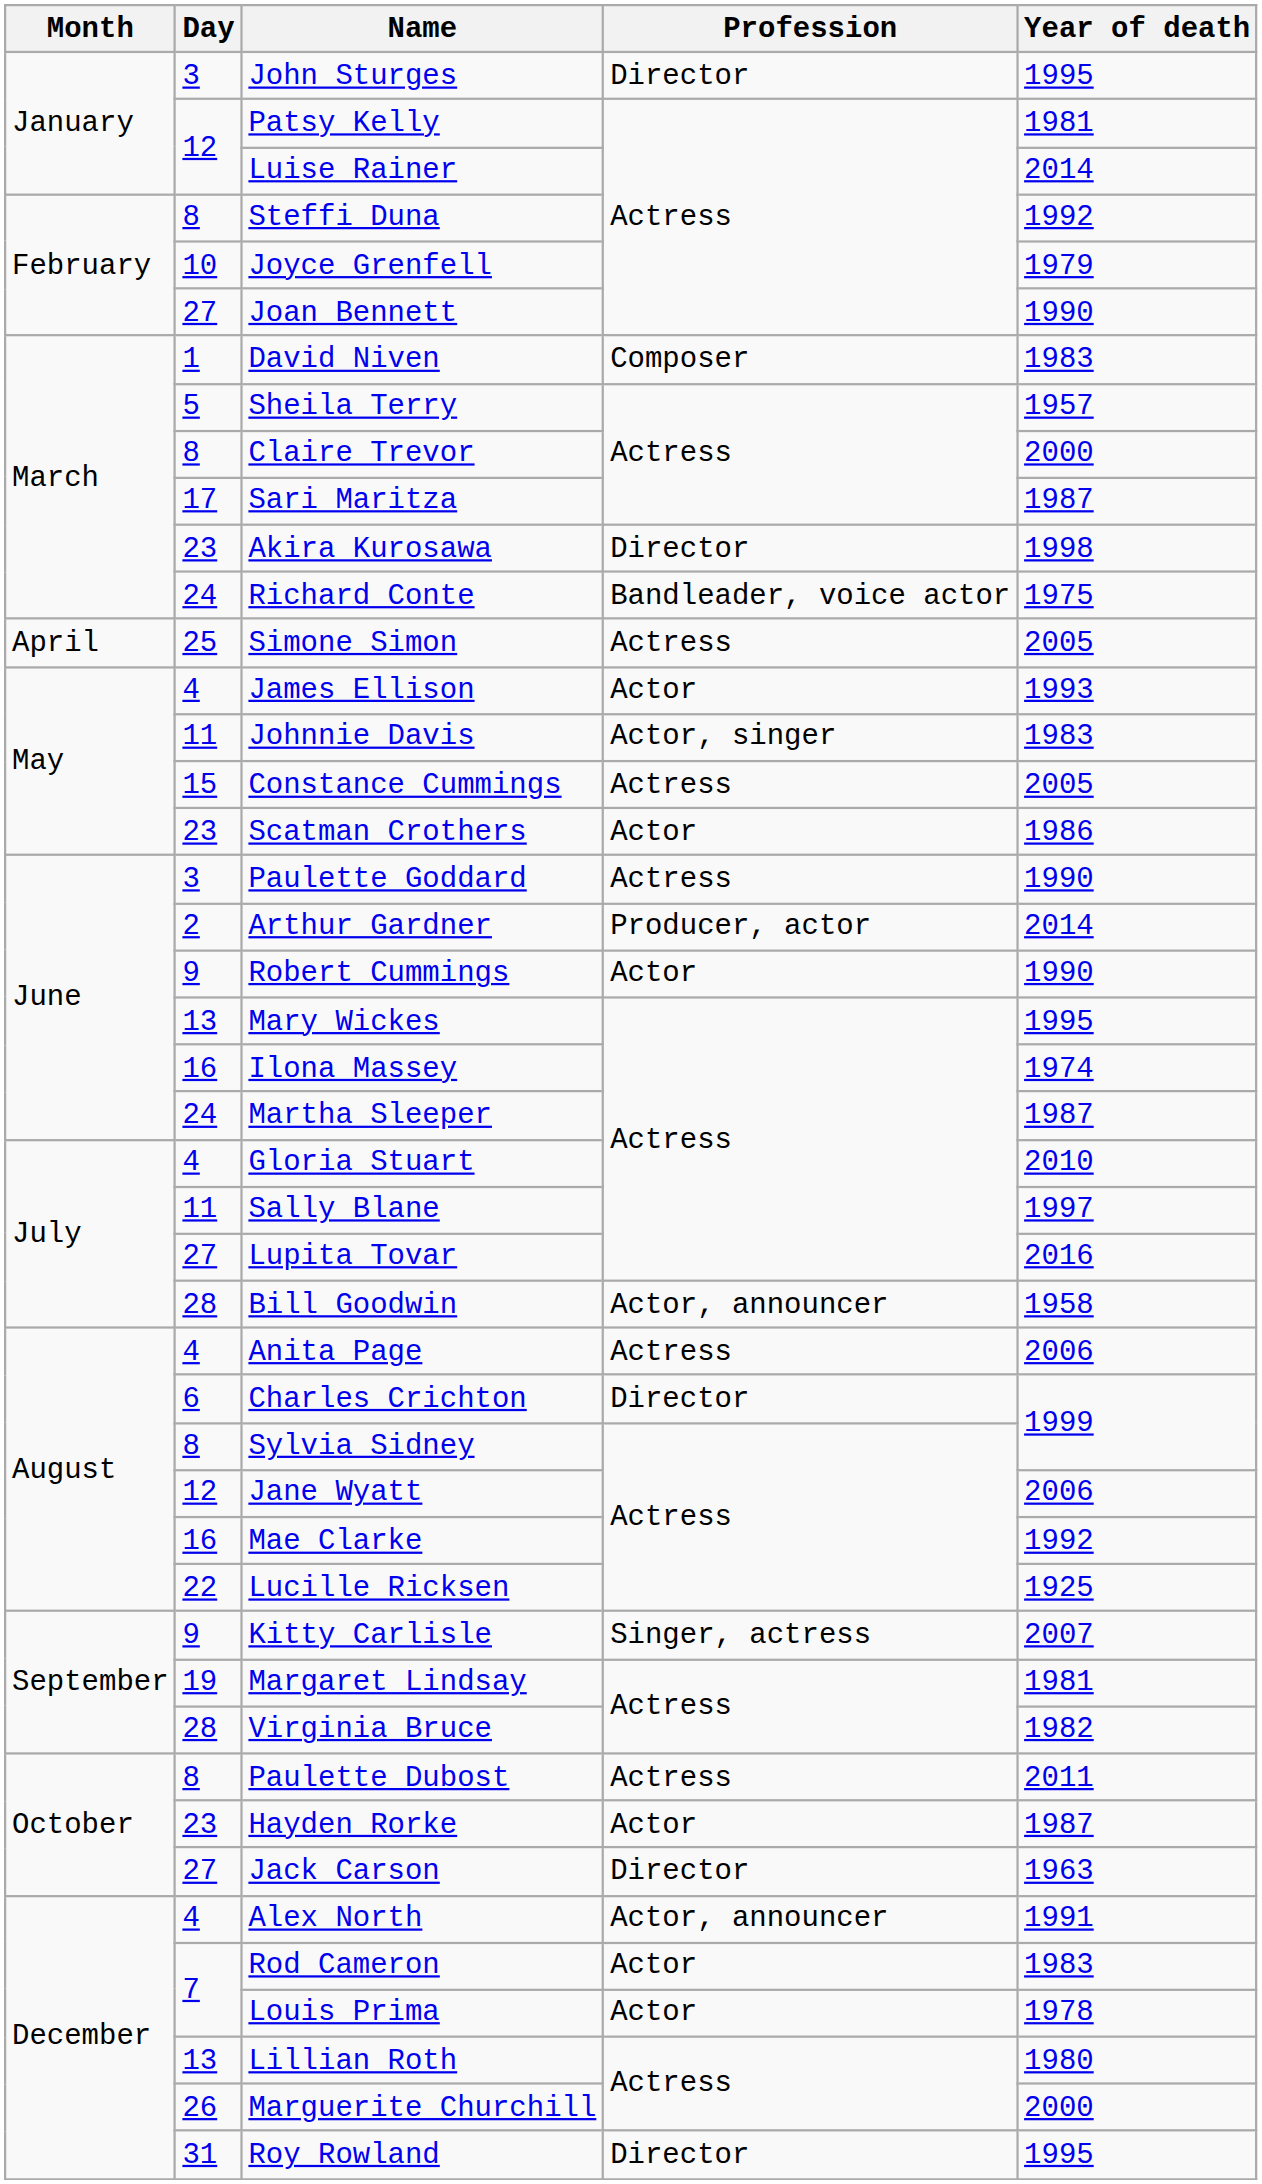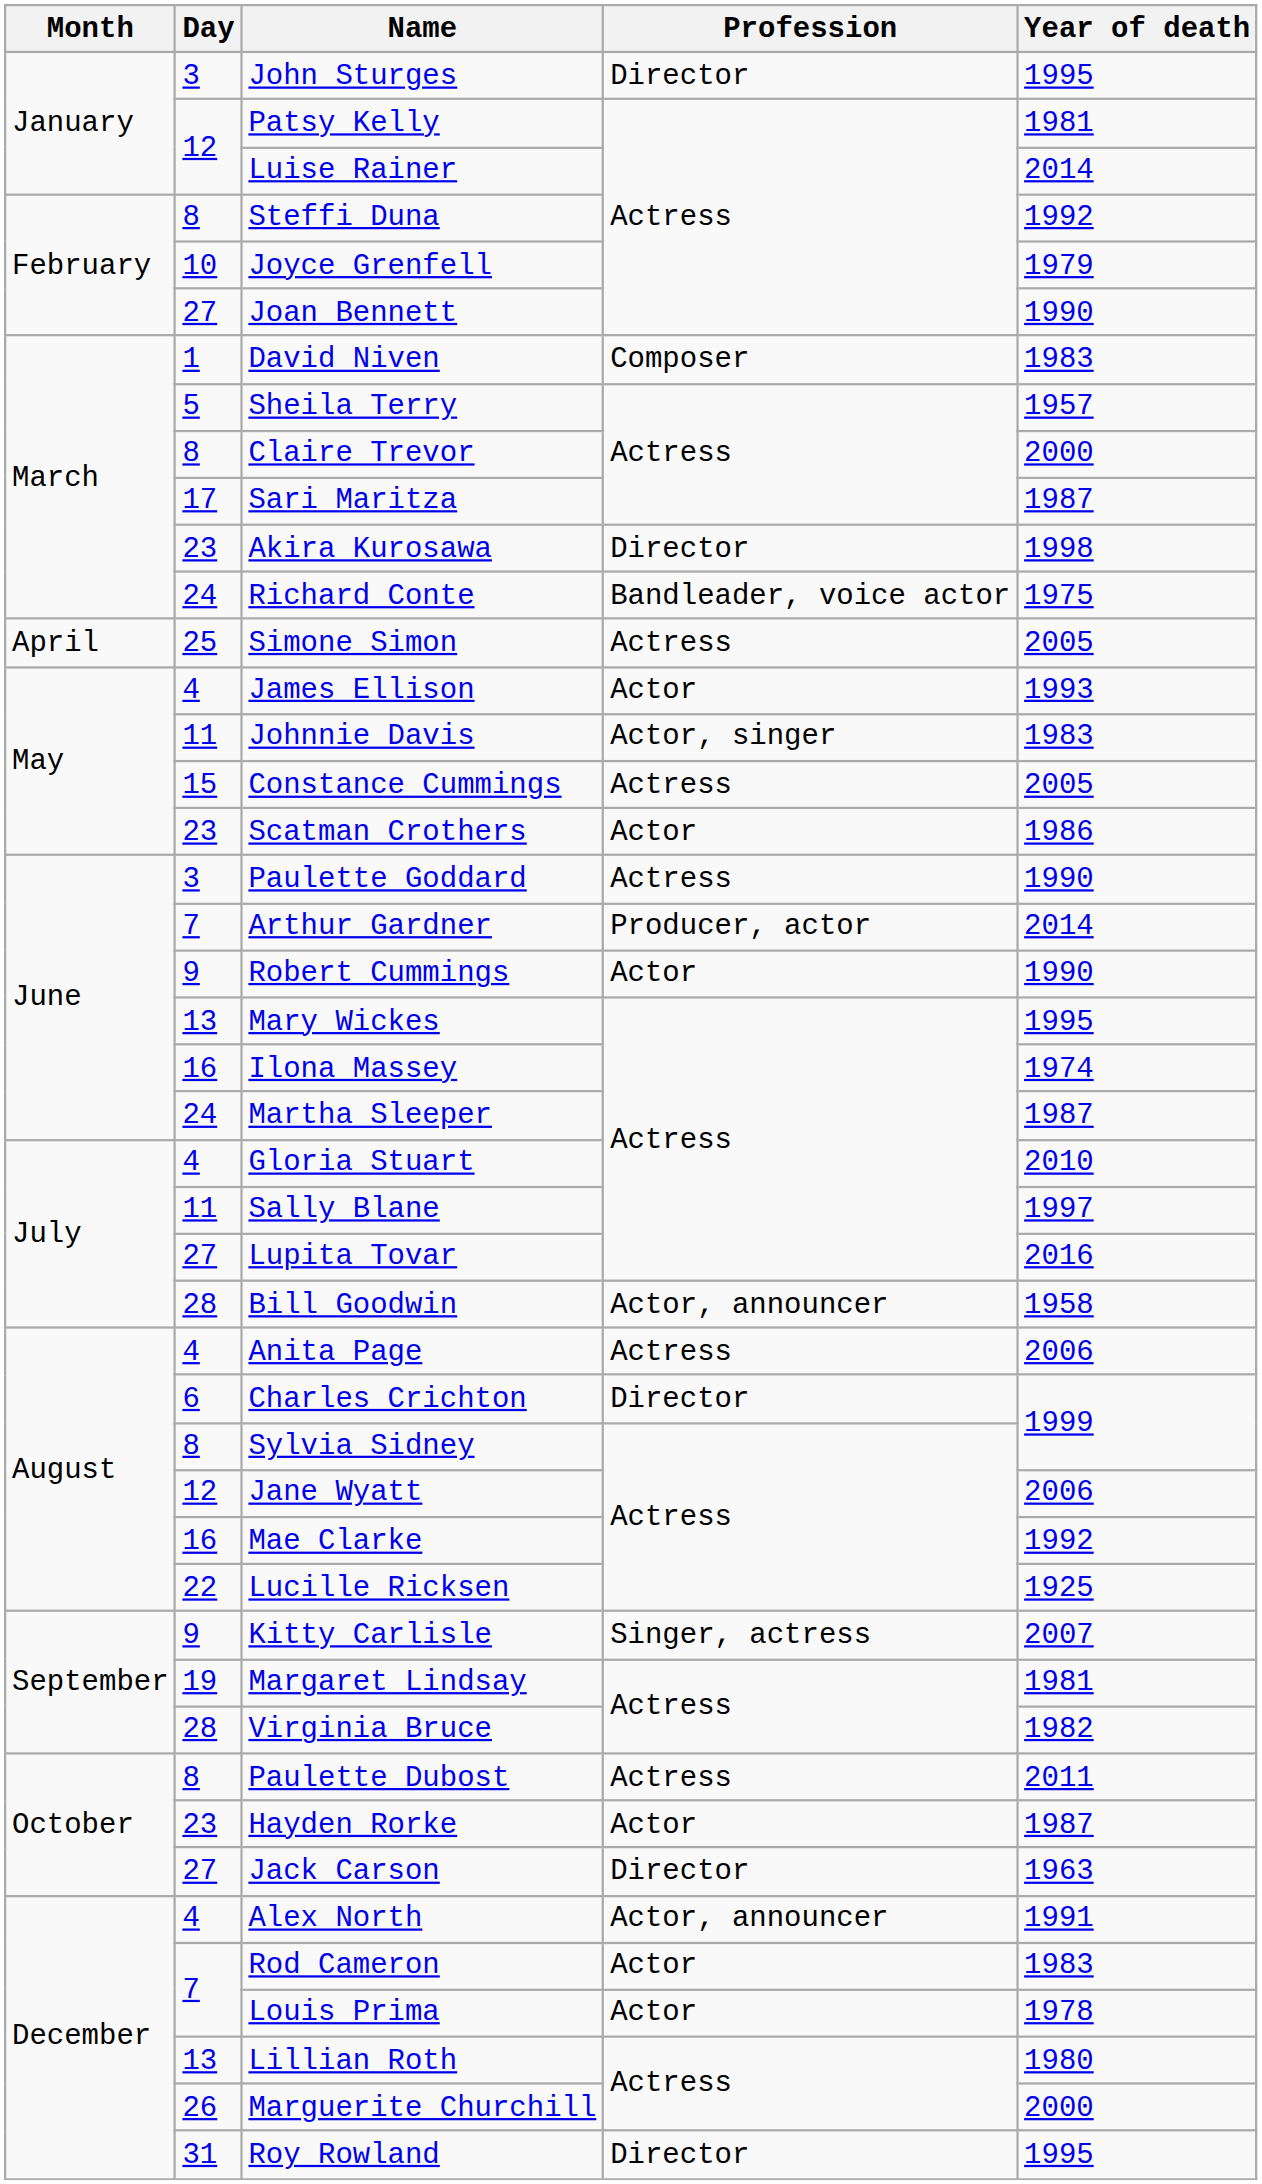(191, 926) 2 -> (191, 926) 7
